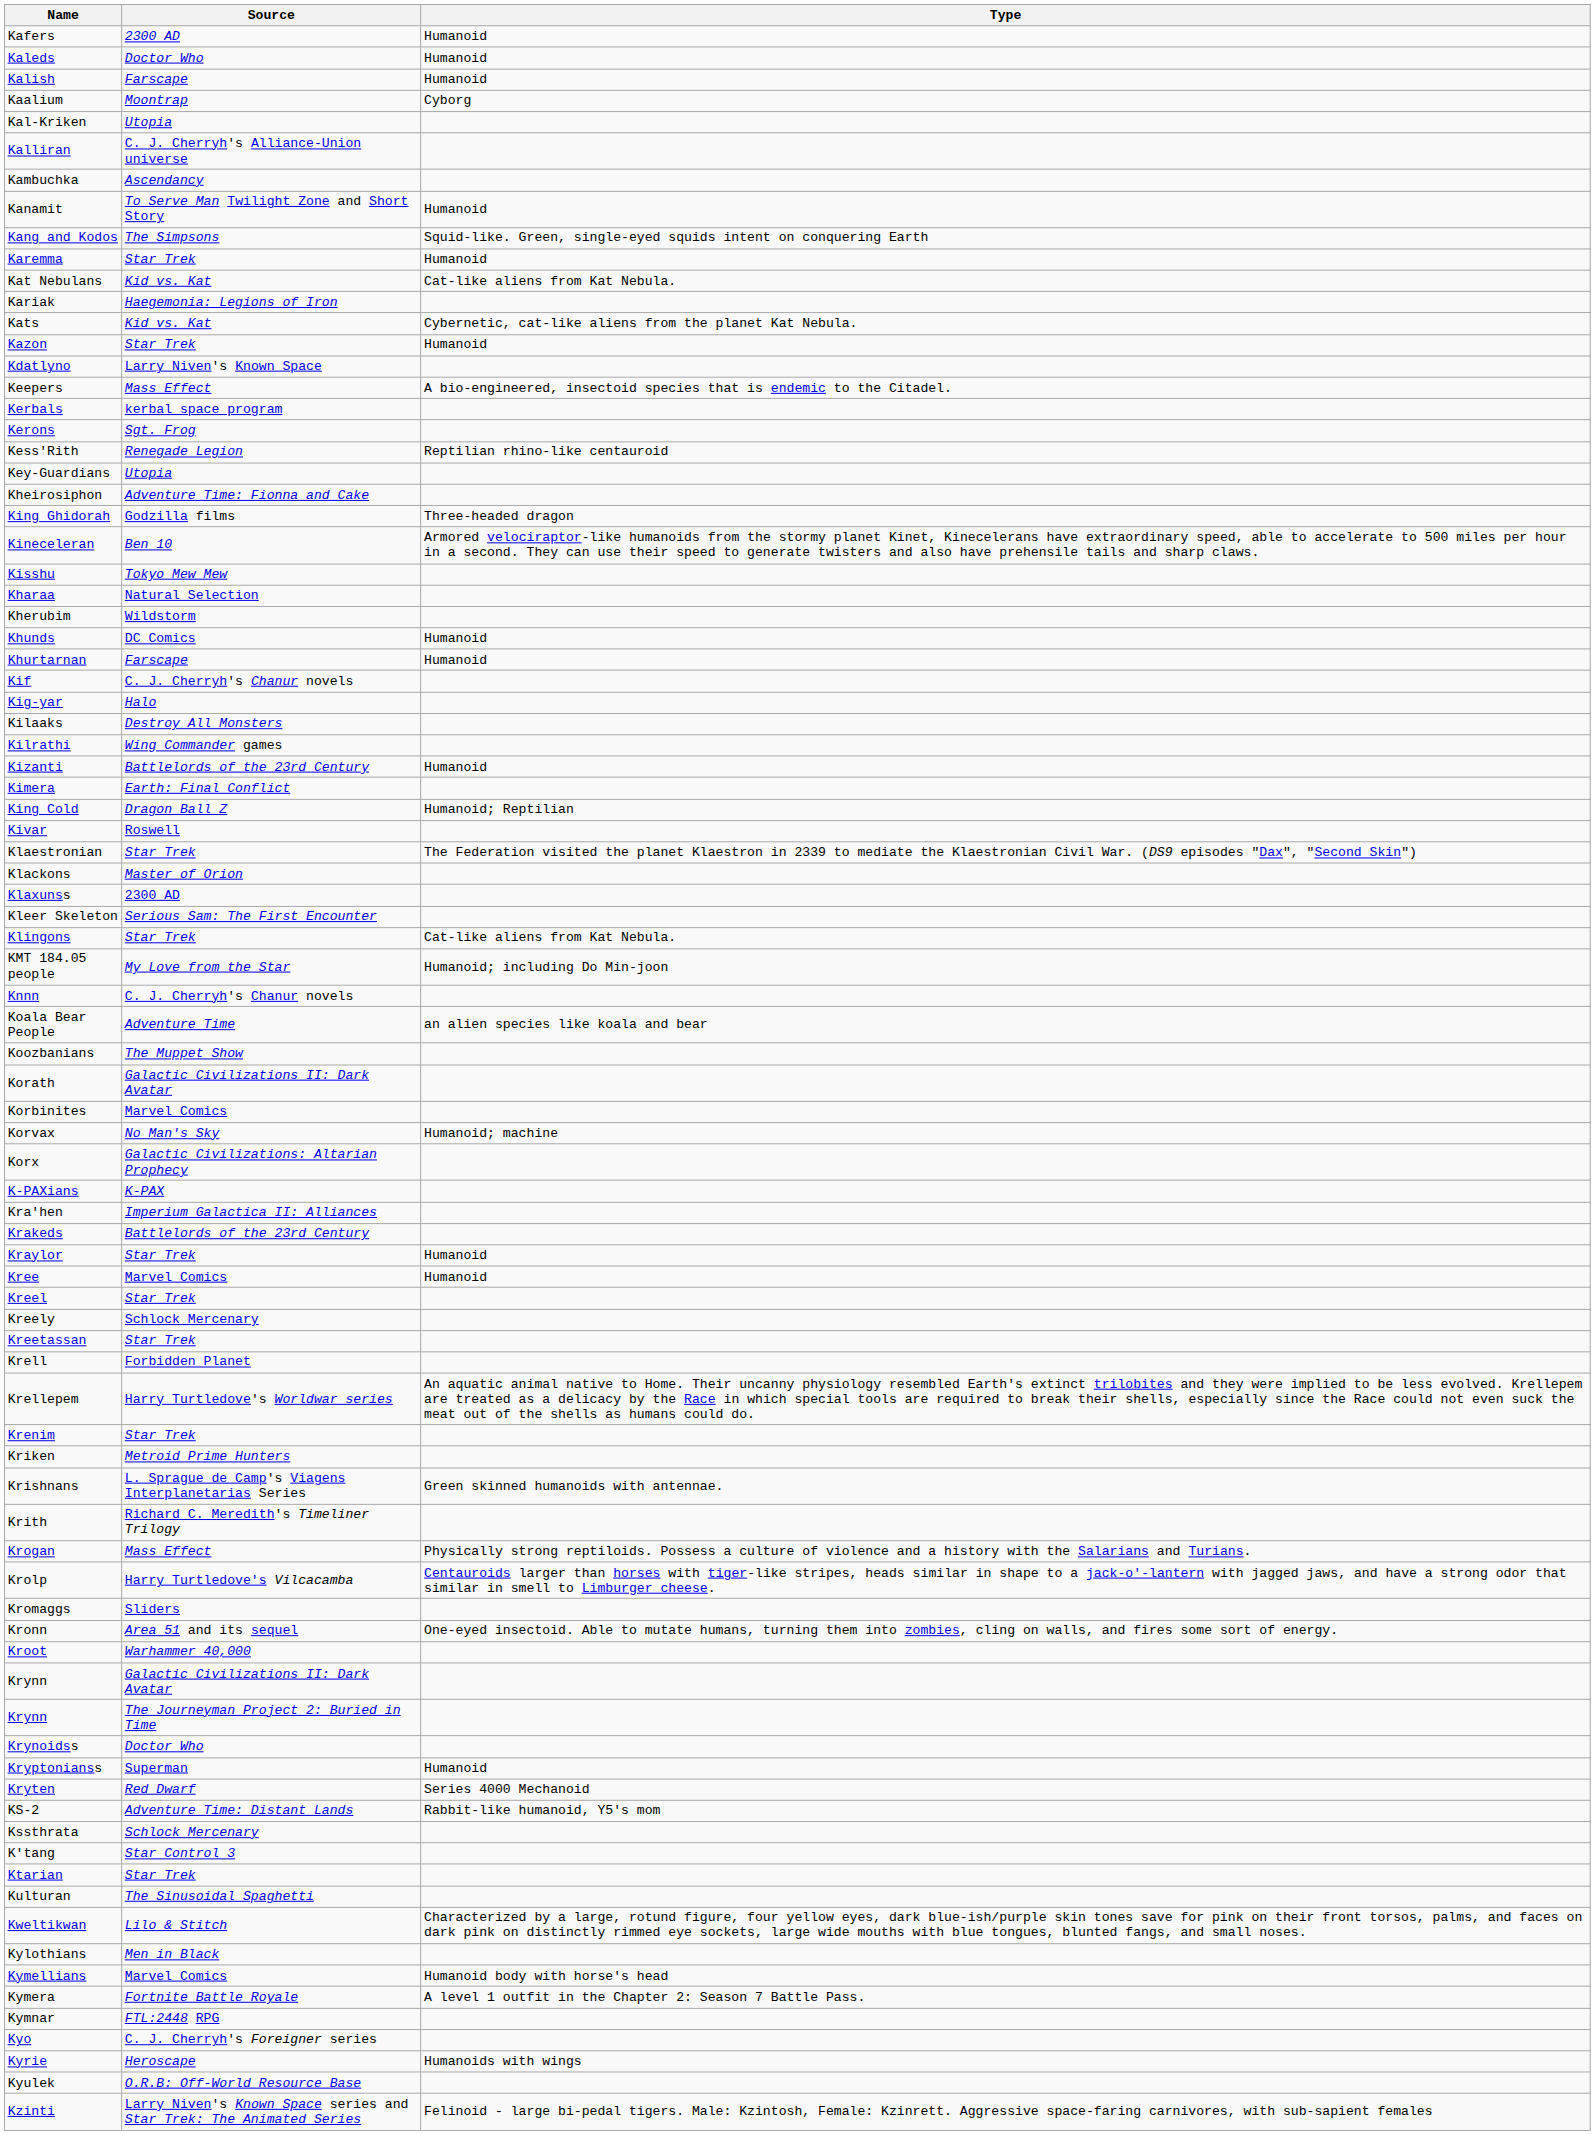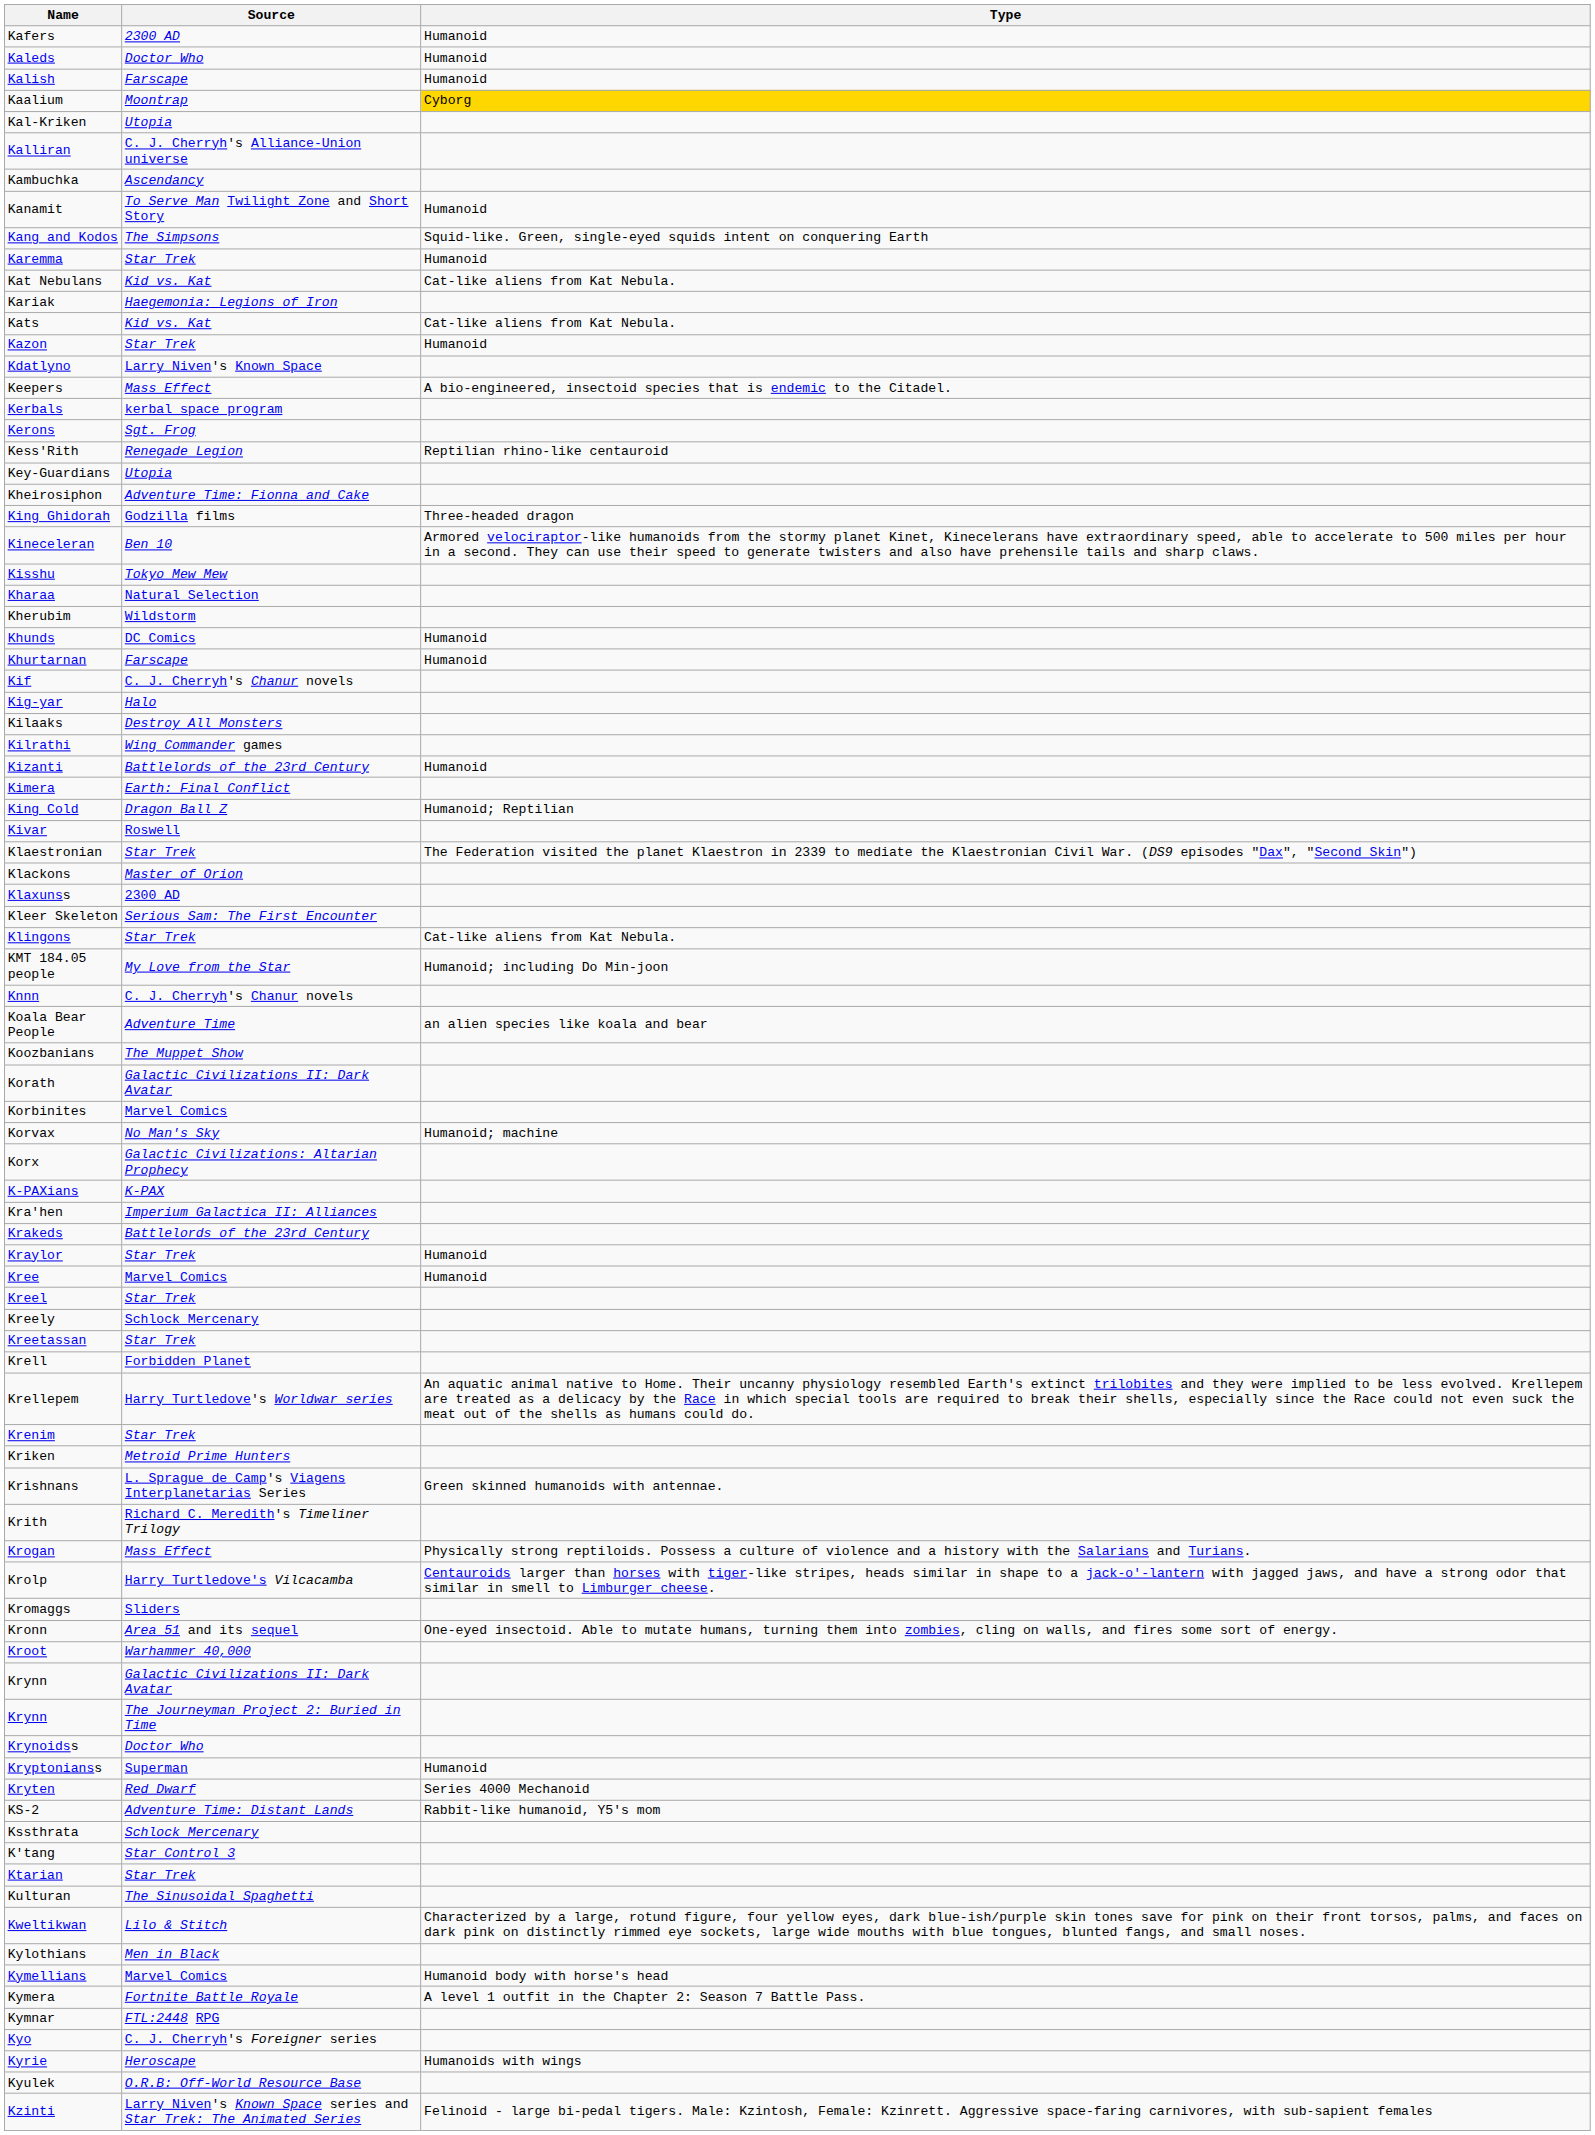(448, 101) no background -> (448, 101) gold background
(641, 324) Cybernetic, cat-like aliens from the planet Kat Nebula. -> (550, 324) Cat-like aliens from Kat Nebula.
